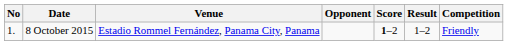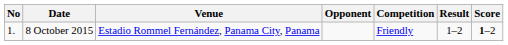columns swapped: (389, 13) <-> (471, 13)
